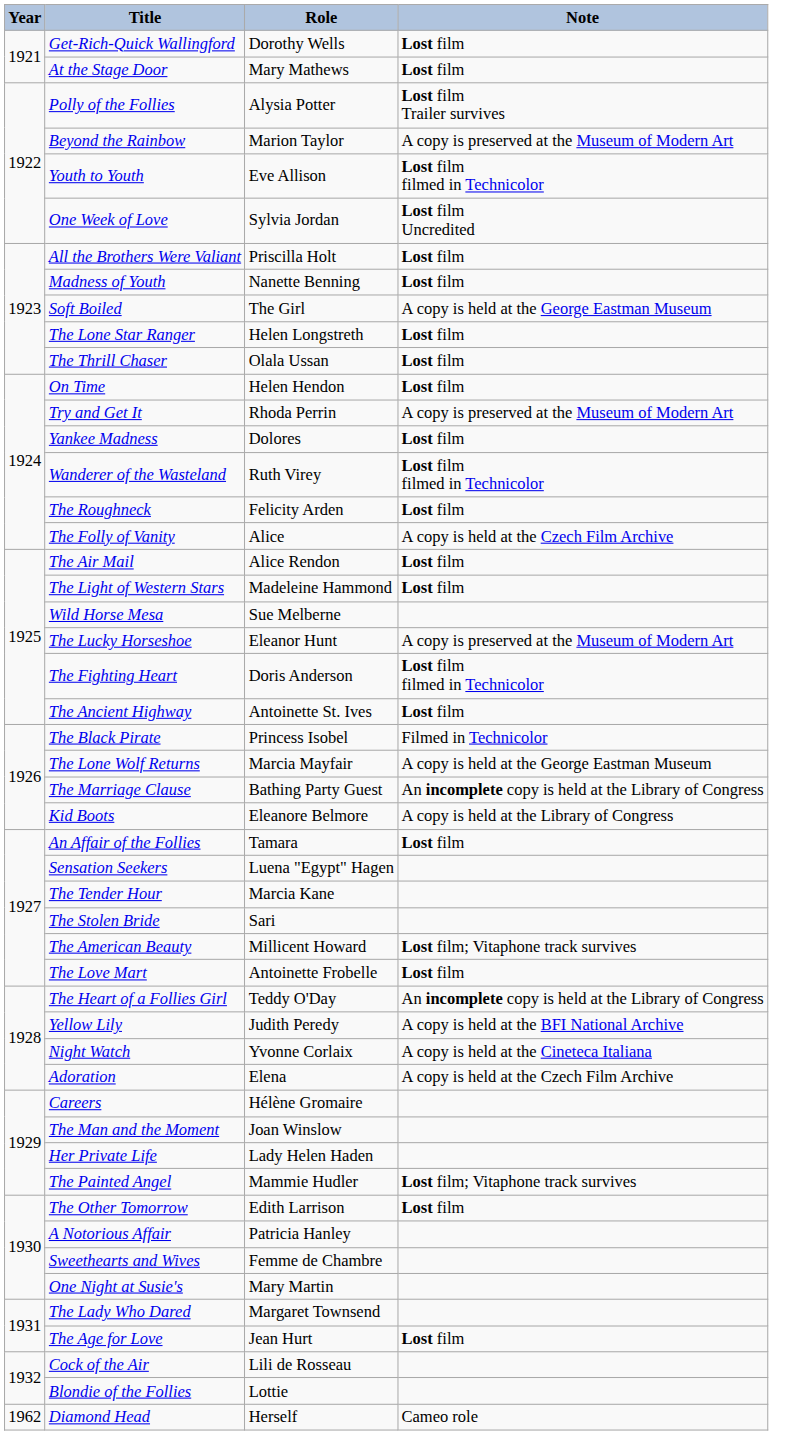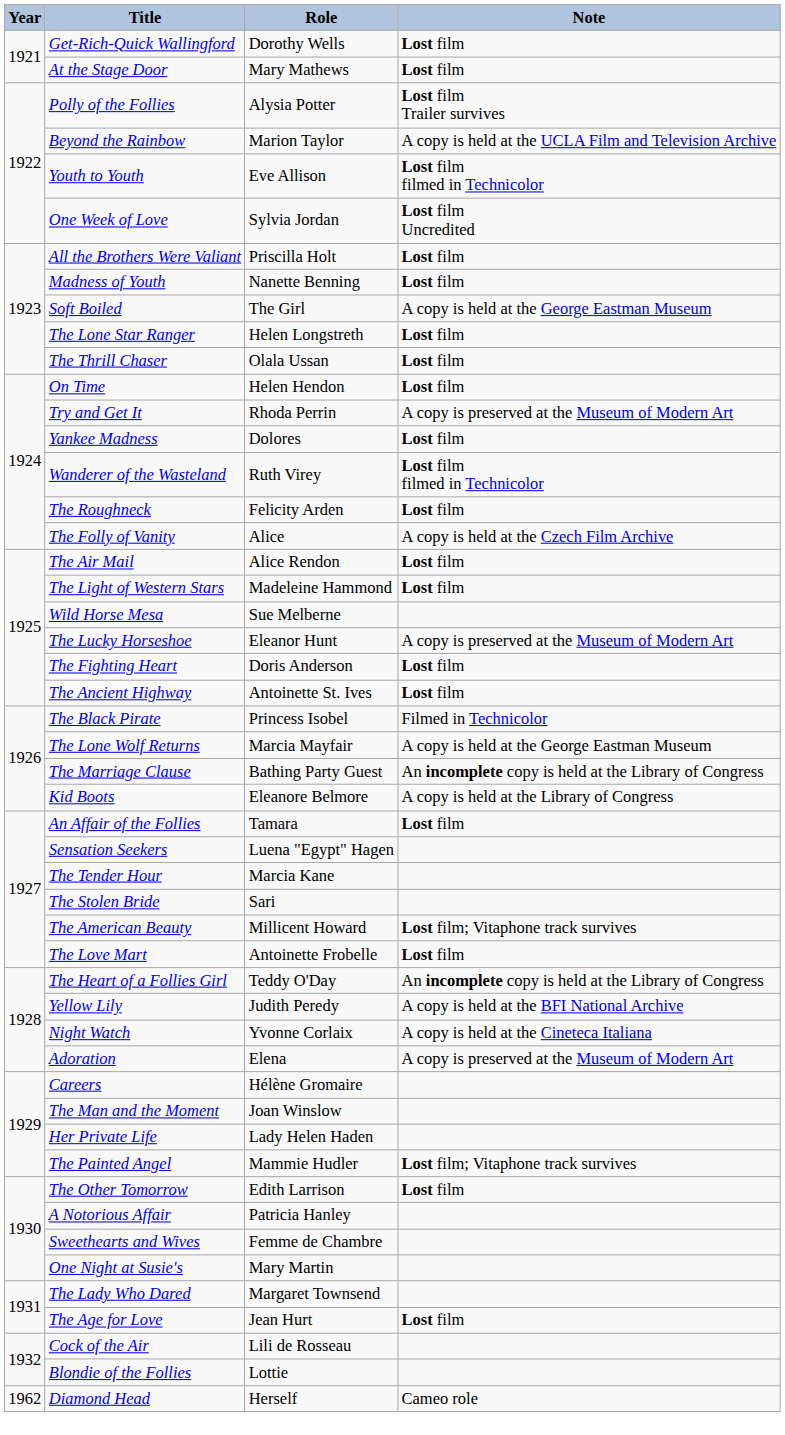(567, 140) A copy is preserved at the Museum of Modern Art -> (589, 140) A copy is held at the UCLA Film and Television Archive
(473, 675) Lost film filmed in Technicolor -> (433, 666) Lost film
(537, 1077) A copy is held at the Czech Film Archive -> (567, 1058) A copy is preserved at the Museum of Modern Art
